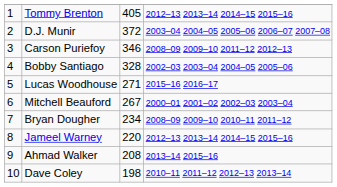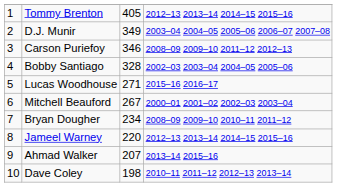(132, 31) 372 -> (132, 31) 349
(132, 155) 208 -> (132, 155) 207
